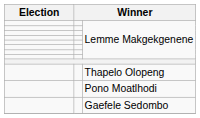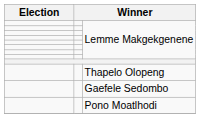rows swapped: (39, 89) <-> (39, 105)
